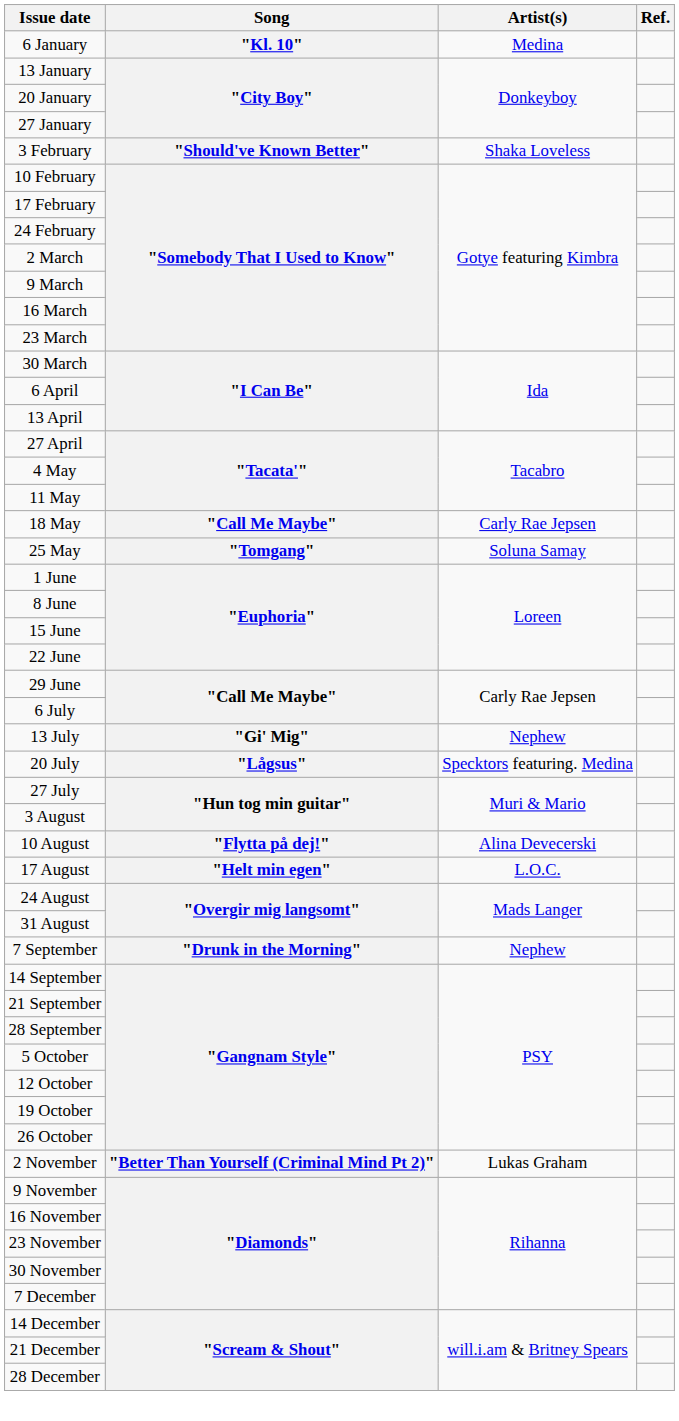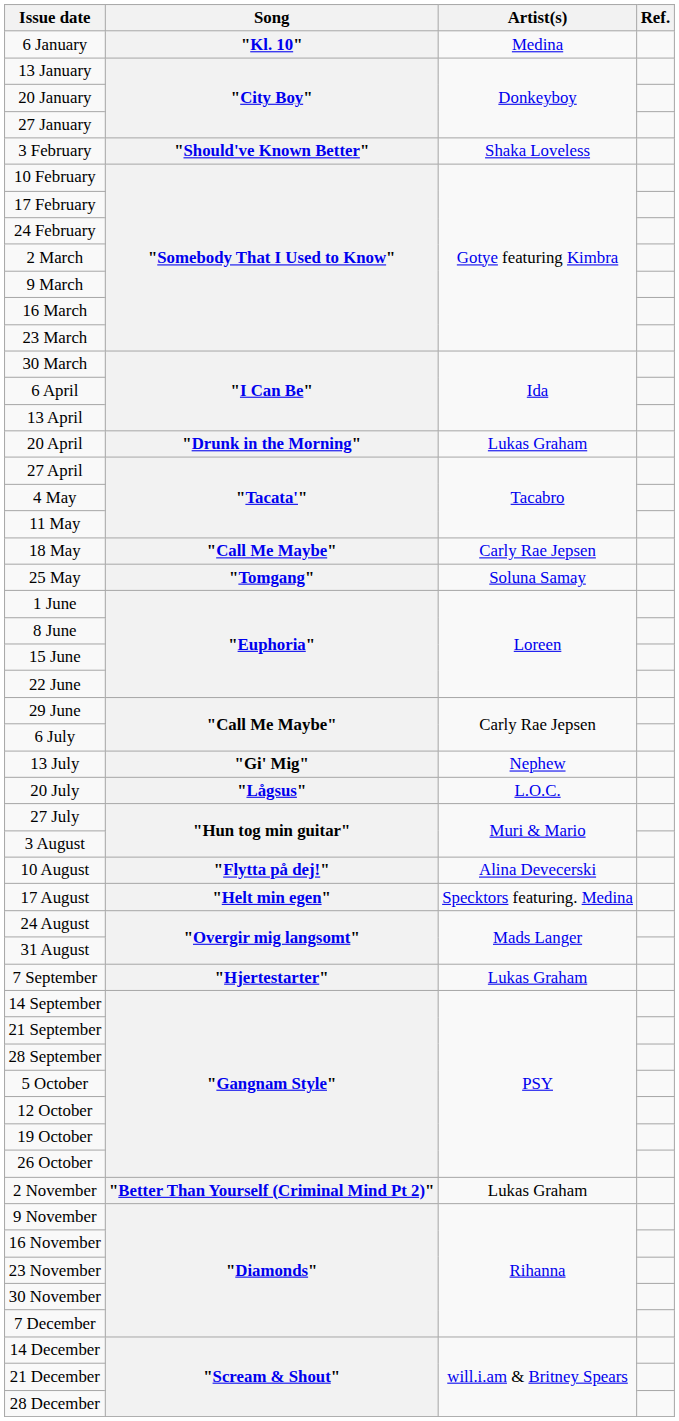+ row: (55, 444)
(538, 763) Specktors featuring. Medina -> (538, 790) L.O.C.
(538, 870) L.O.C. -> (538, 897) Specktors featuring. Medina
(272, 950) "Drunk in the Morning" -> (272, 976) "Hjertestarter"
(538, 950) Nephew -> (538, 976) Lukas Graham
